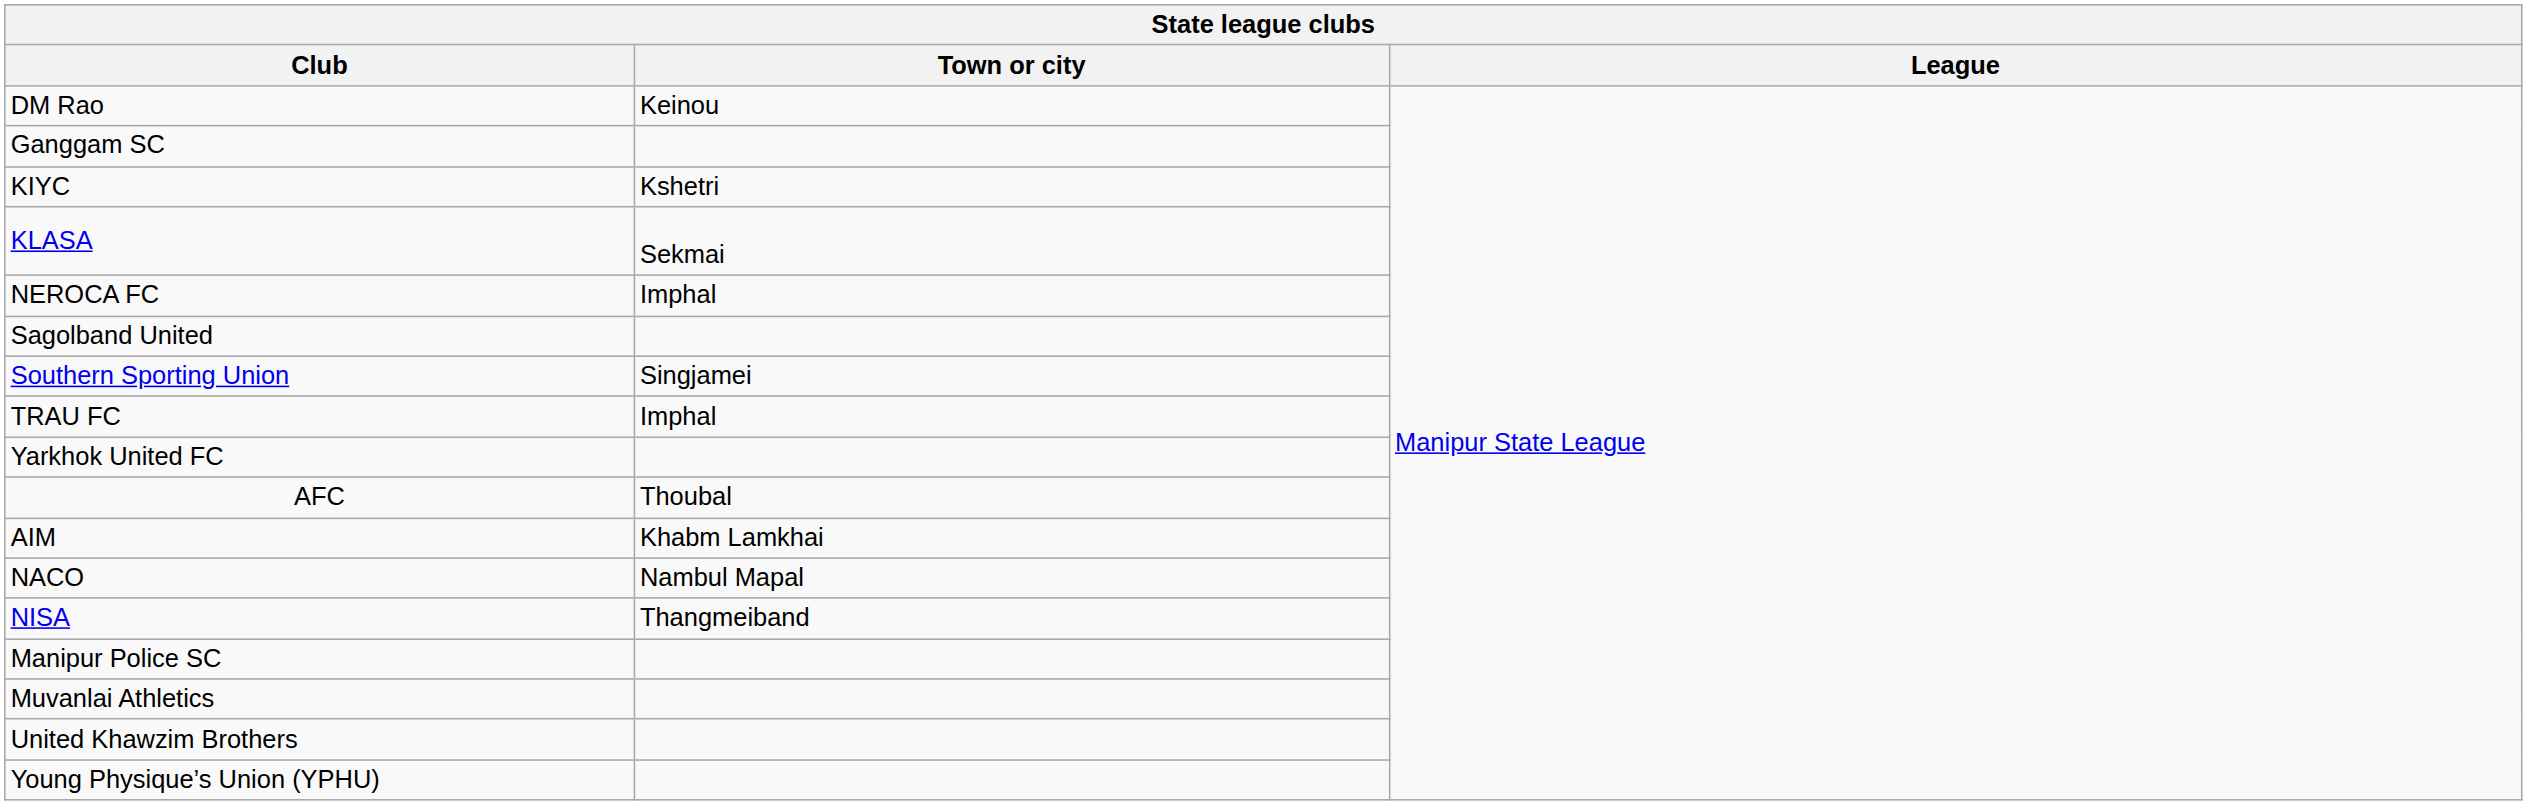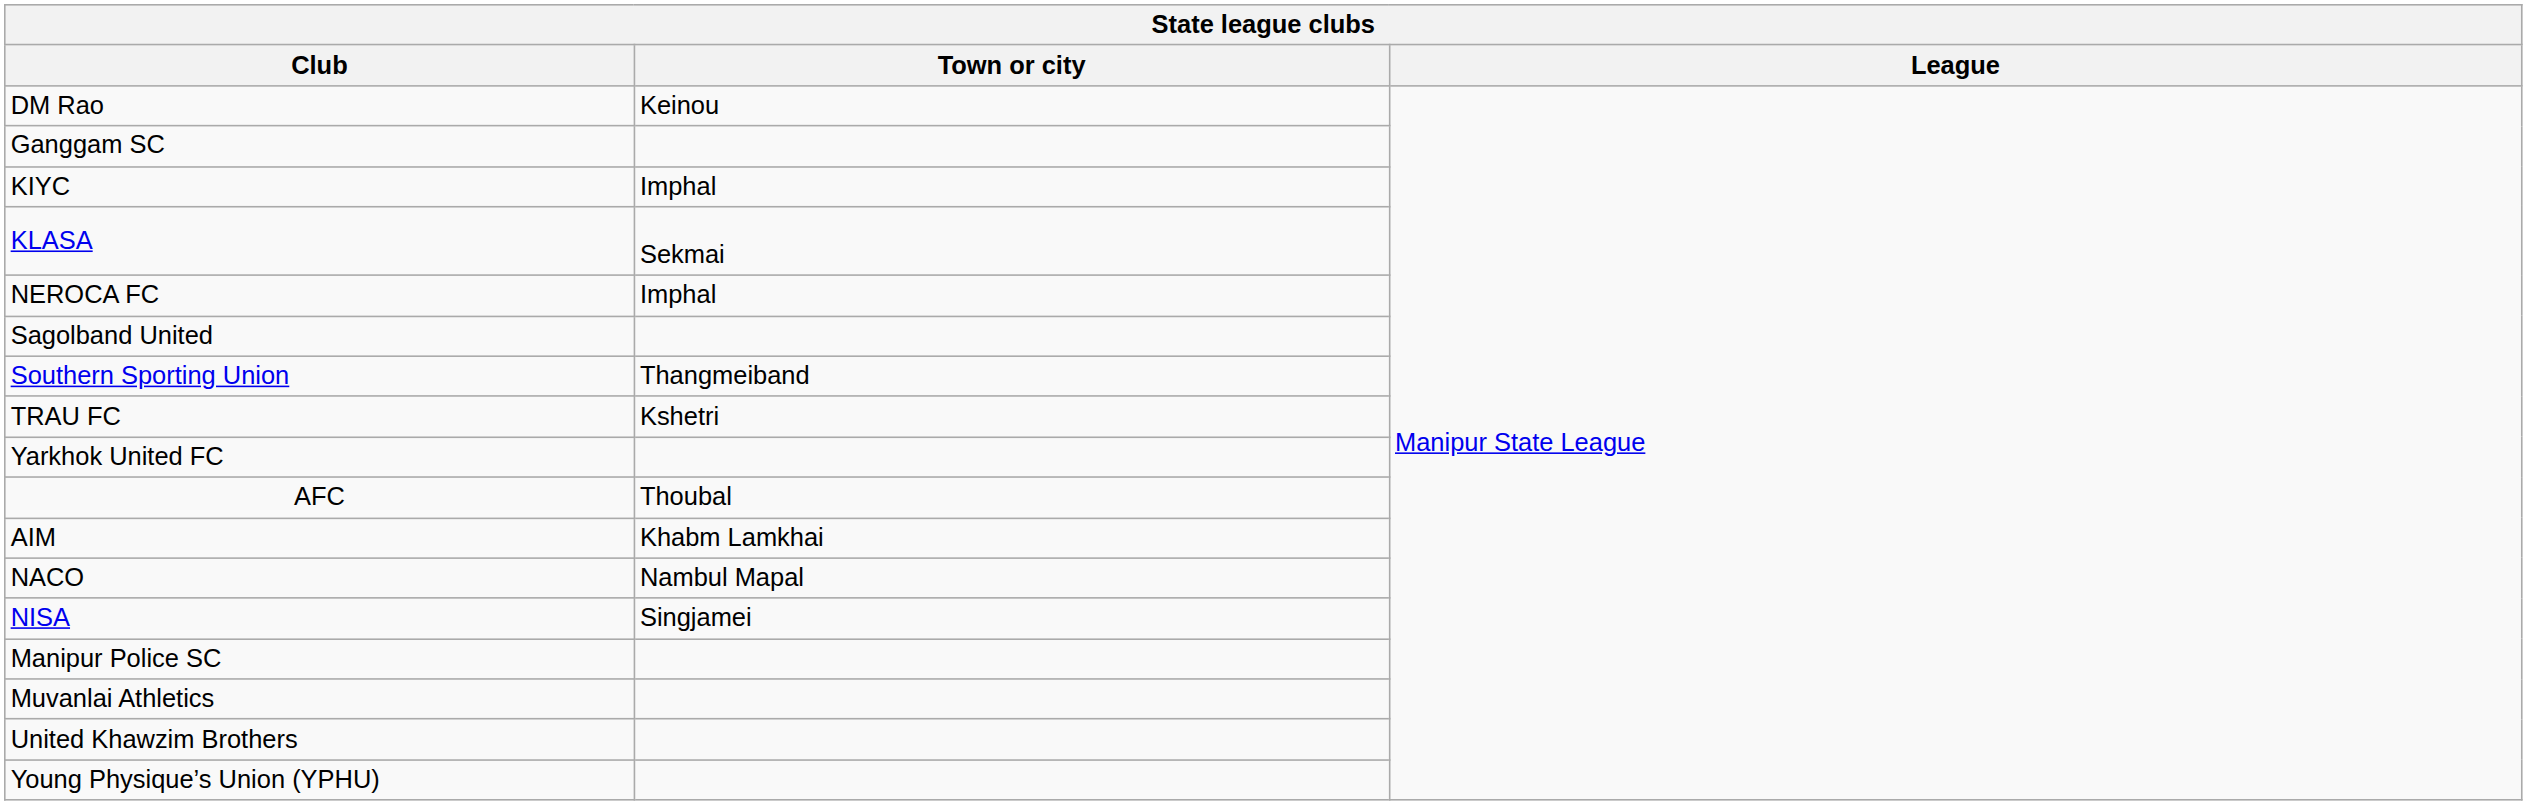(680, 186) Kshetri -> (678, 186) Imphal
(696, 376) Singjamei -> (725, 376) Thangmeiband
(678, 416) Imphal -> (680, 416) Kshetri
(725, 618) Thangmeiband -> (696, 618) Singjamei
